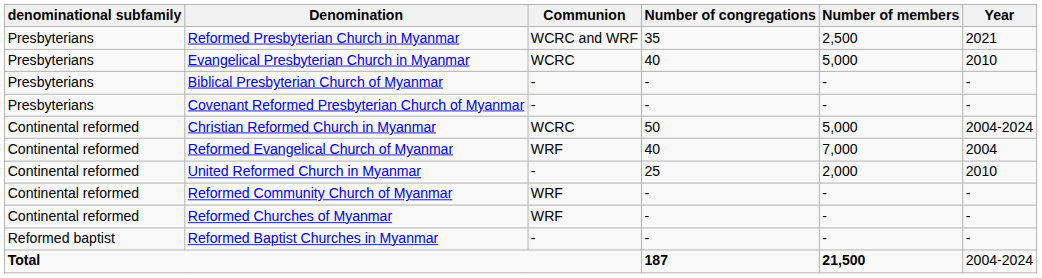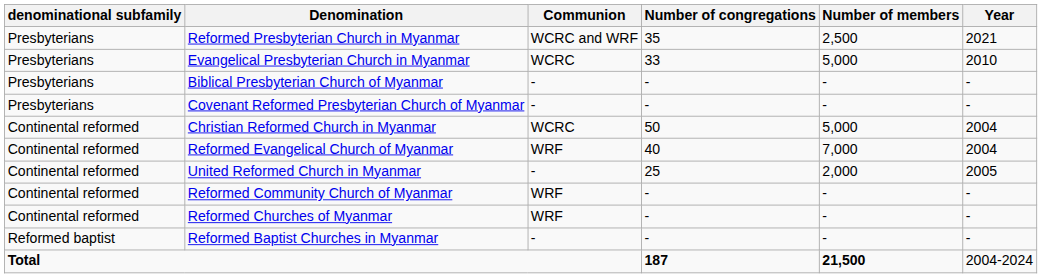(652, 60) 40 -> (652, 60) 33
(999, 127) 2004-2024 -> (981, 127) 2004
(981, 171) 2010 -> (981, 171) 2005
